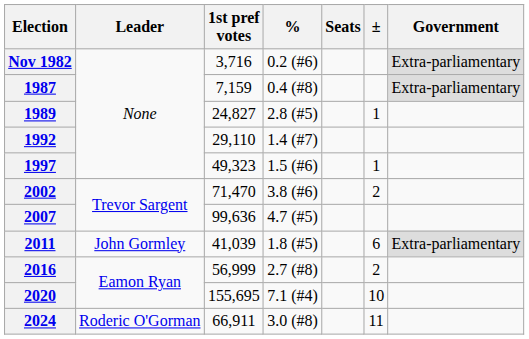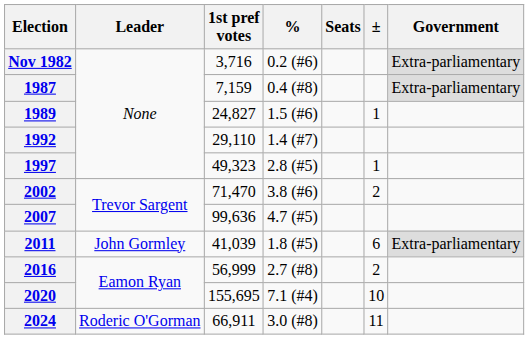(293, 113) 2.8 (#5) -> (293, 113) 1.5 (#6)
(293, 165) 1.5 (#6) -> (293, 165) 2.8 (#5)
